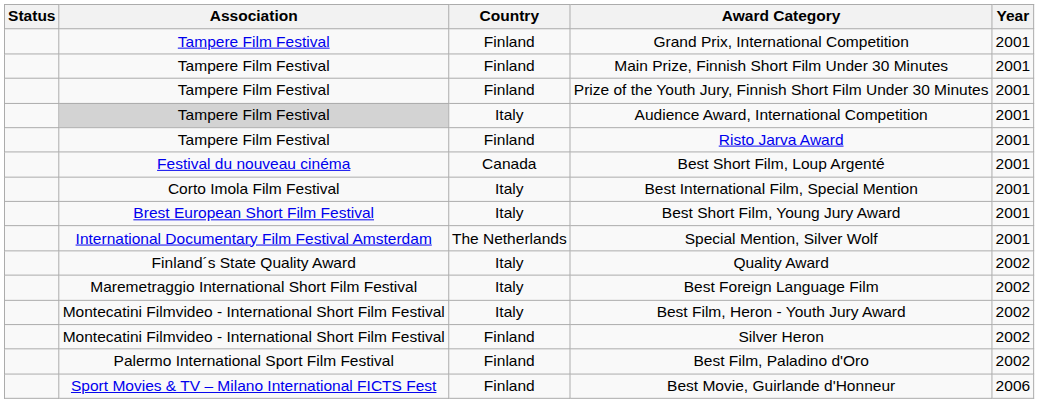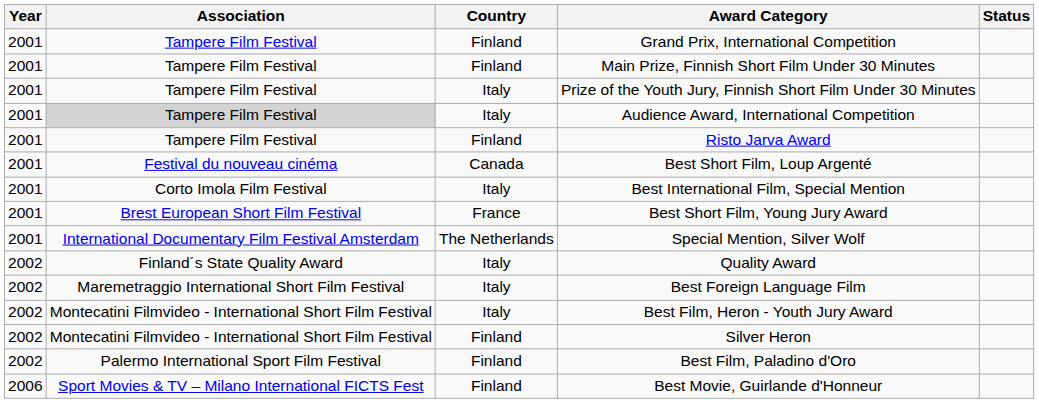columns swapped: (1013, 16) <-> (32, 16)
(509, 90) Finland -> (496, 90) Italy
(509, 213) Italy -> (496, 213) France
